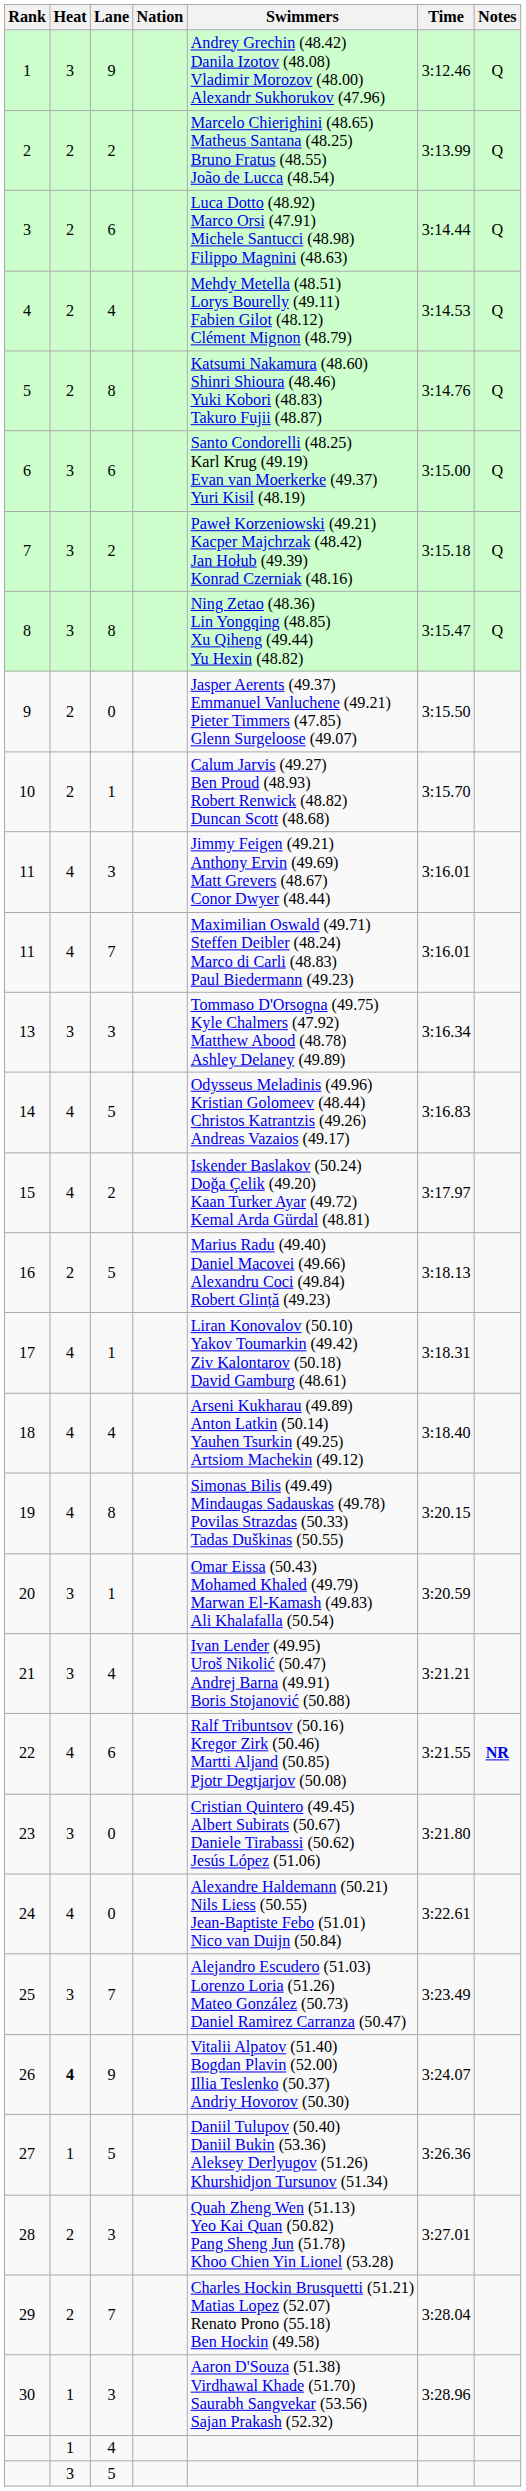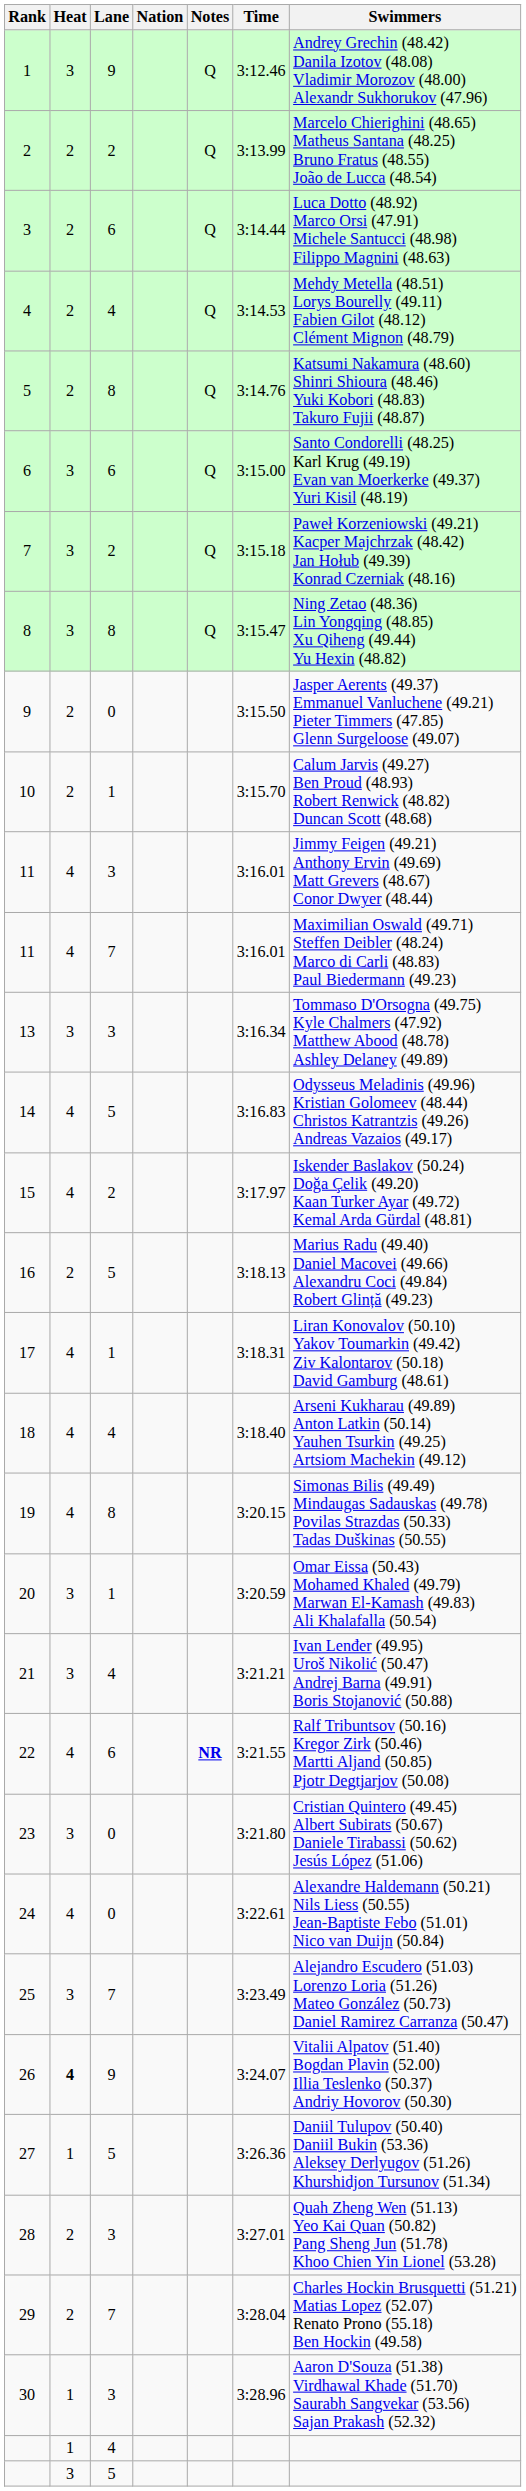columns swapped: (302, 17) <-> (497, 17)
